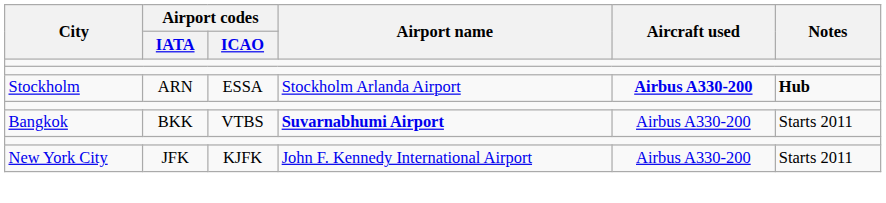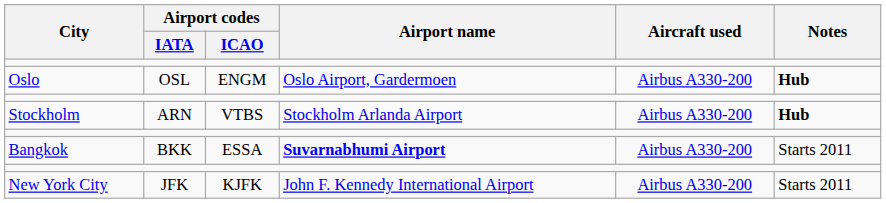+ row: (24, 79)
(243, 87) ESSA -> (242, 114) VTBS
(693, 87) bold -> (695, 114) normal
(243, 122) VTBS -> (242, 149) ESSA
